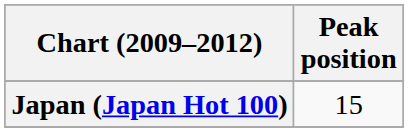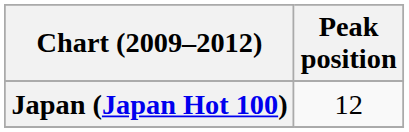(349, 103) 15 -> (349, 103) 12
